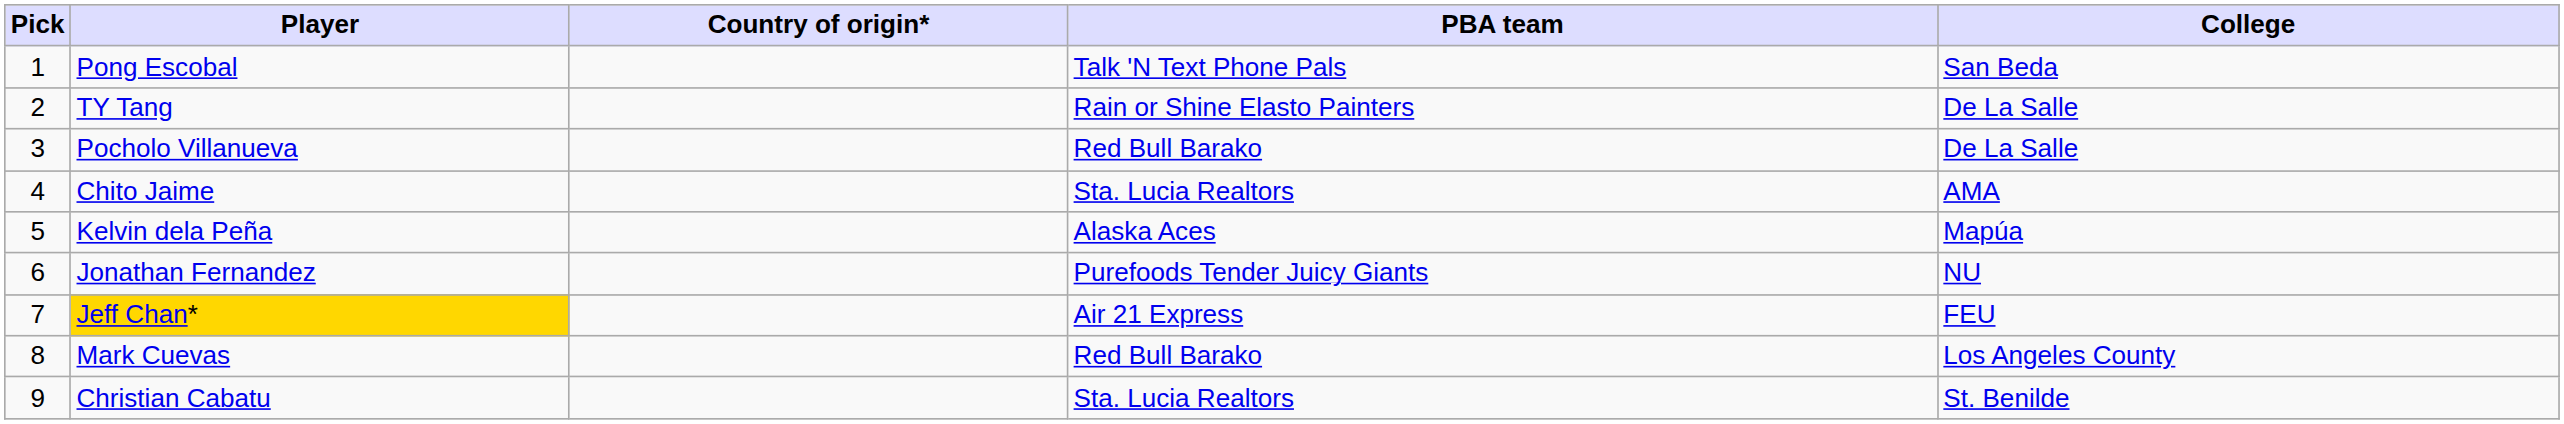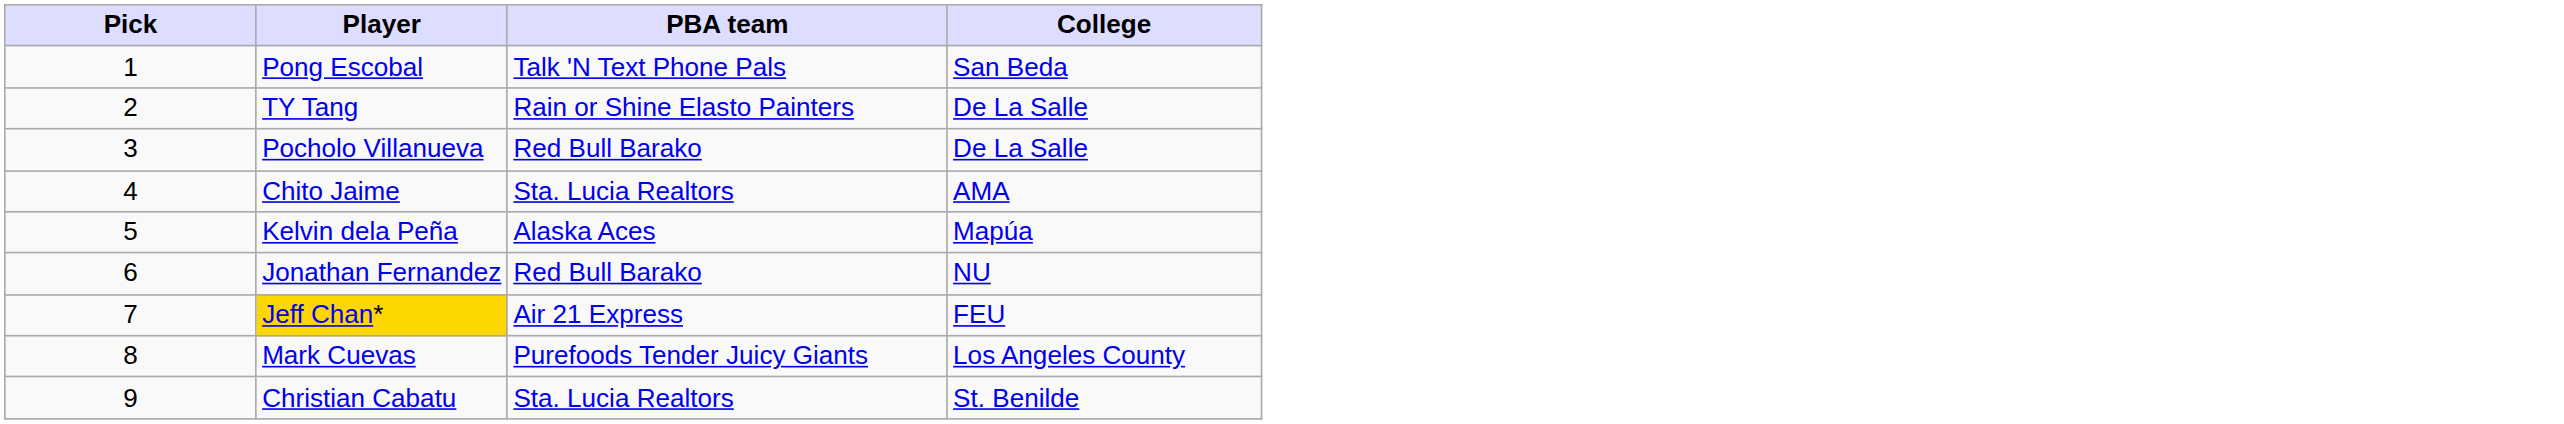- column: (819, 25)
(1251, 273) Purefoods Tender Juicy Giants -> (608, 273) Red Bull Barako
(1168, 356) Red Bull Barako -> (691, 356) Purefoods Tender Juicy Giants
